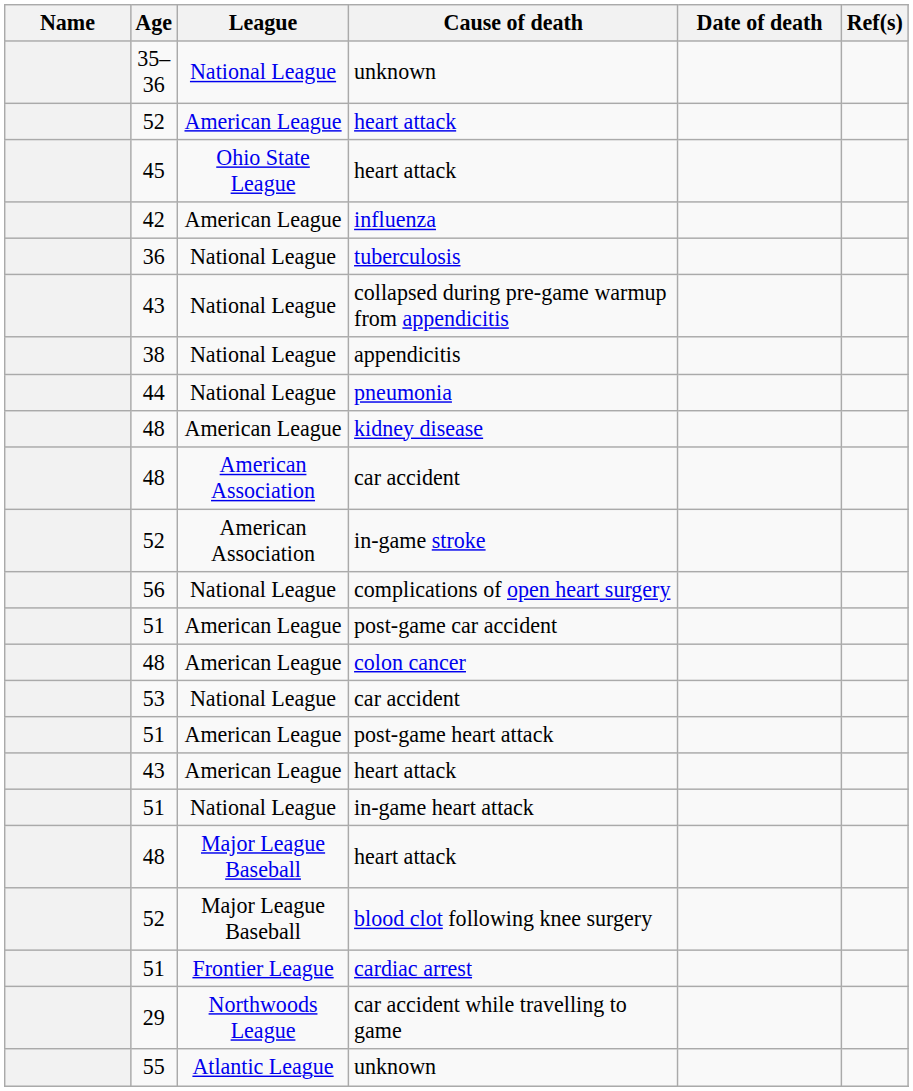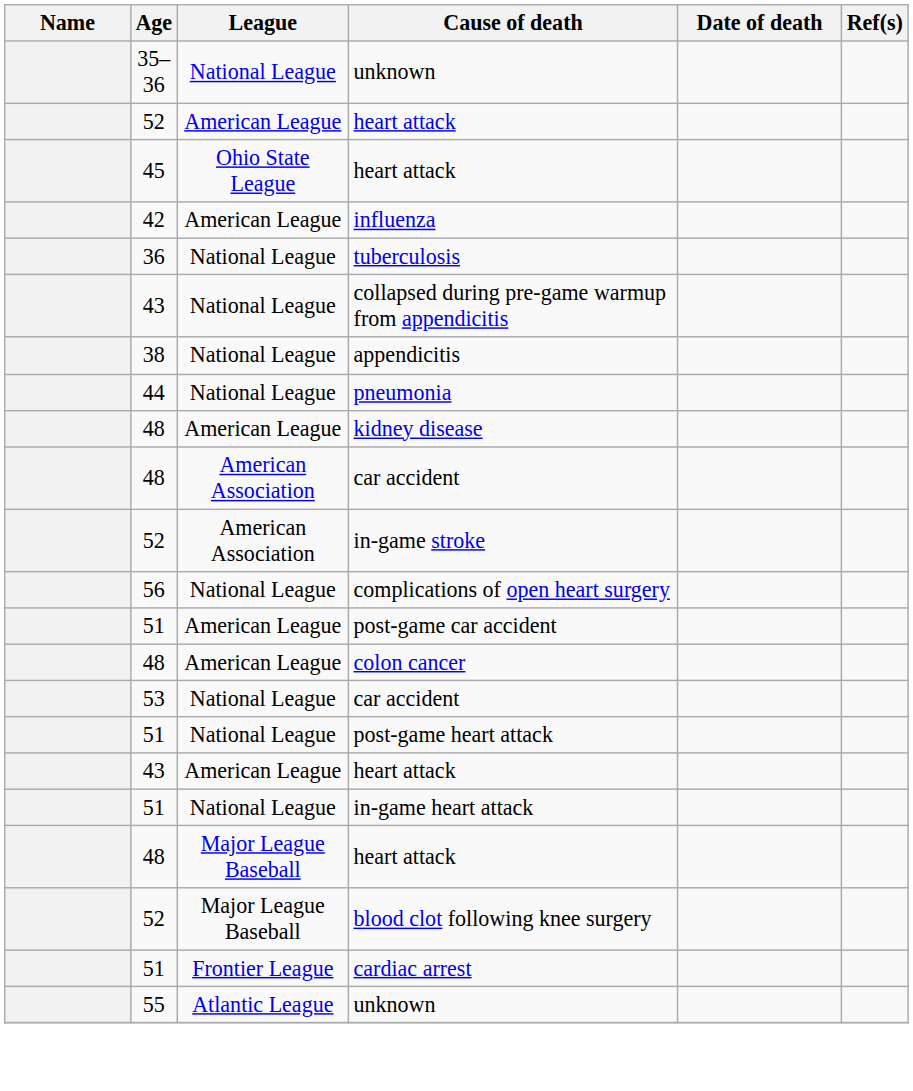(263, 734) American League -> (263, 734) National League
- row: (154, 1018)
